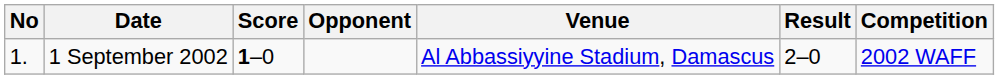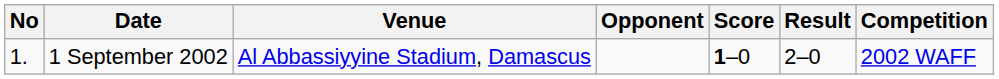columns swapped: (598, 21) <-> (268, 21)
